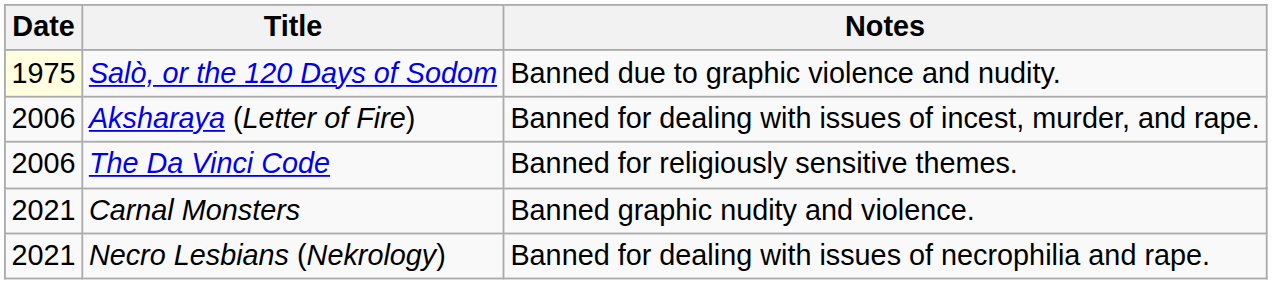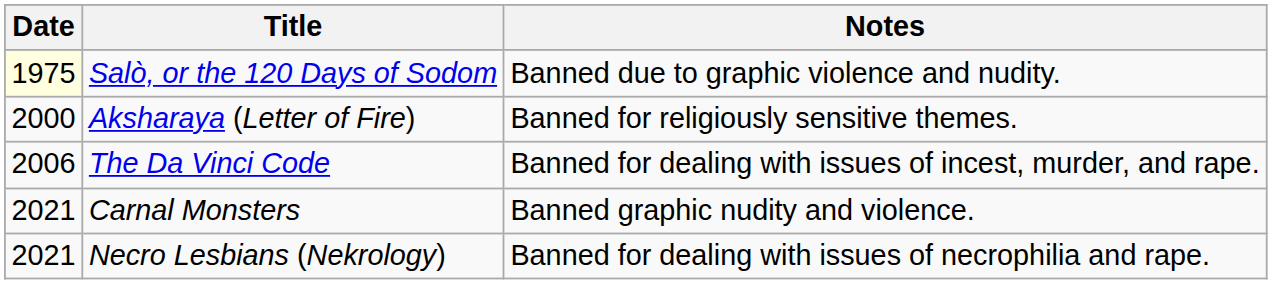(44, 118) 2006 -> (44, 118) 2000
(885, 118) Banned for dealing with issues of incest, murder, and rape. -> (764, 118) Banned for religiously sensitive themes.
(764, 164) Banned for religiously sensitive themes. -> (885, 164) Banned for dealing with issues of incest, murder, and rape.
